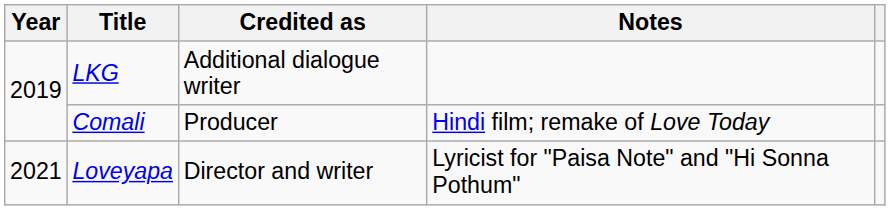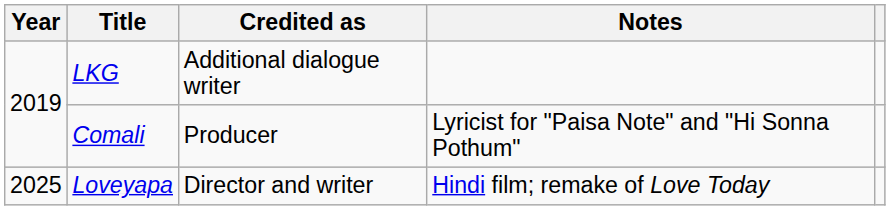(601, 122) Hindi film; remake of Love Today -> (631, 135) Lyricist for "Paisa Note" and "Hi Sonna Pothum"
(36, 172) 2021 -> (36, 185) 2025
(631, 172) Lyricist for "Paisa Note" and "Hi Sonna Pothum" -> (601, 185) Hindi film; remake of Love Today
